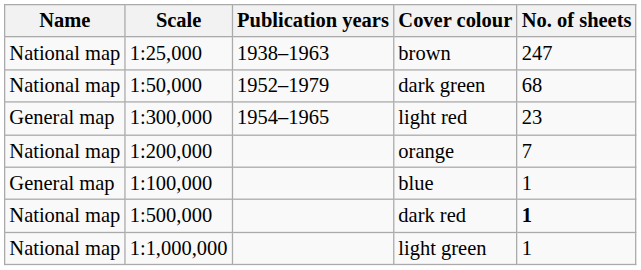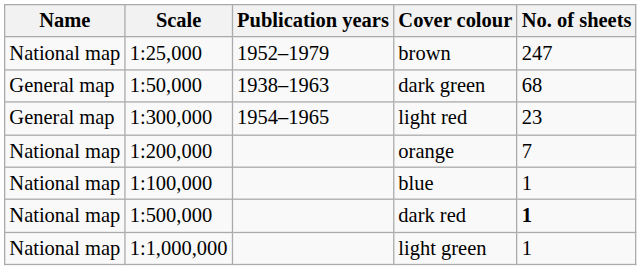(283, 53) 1938–1963 -> (283, 53) 1952–1979
(65, 85) National map -> (62, 85) General map
(283, 85) 1952–1979 -> (283, 85) 1938–1963
(62, 183) General map -> (65, 183) National map
